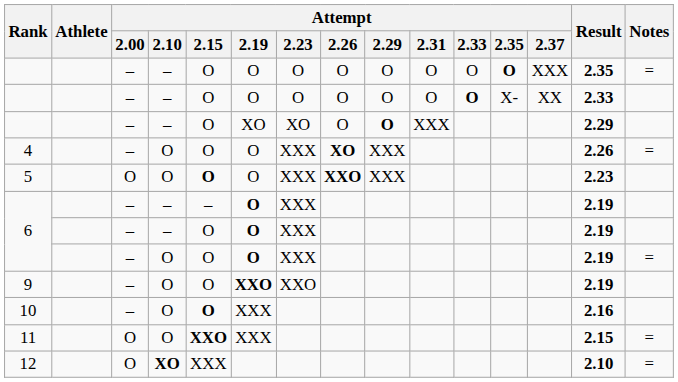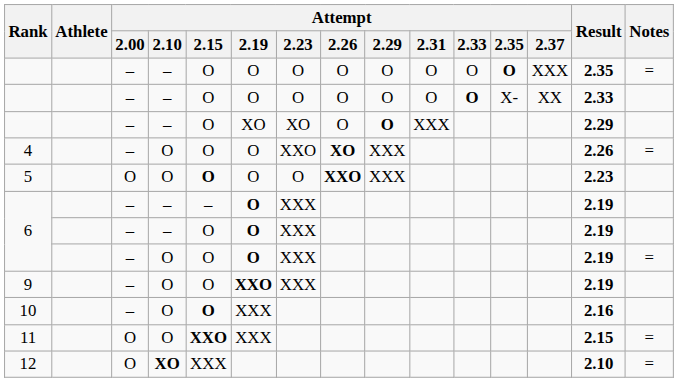(298, 151) XXX -> (298, 151) XXO
(298, 177) XXX -> (298, 177) O
(298, 284) XXO -> (298, 284) XXX
